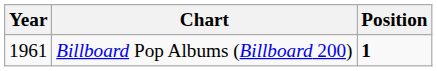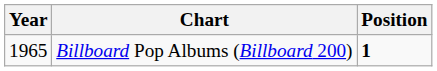(28, 50) 1961 -> (28, 50) 1965
